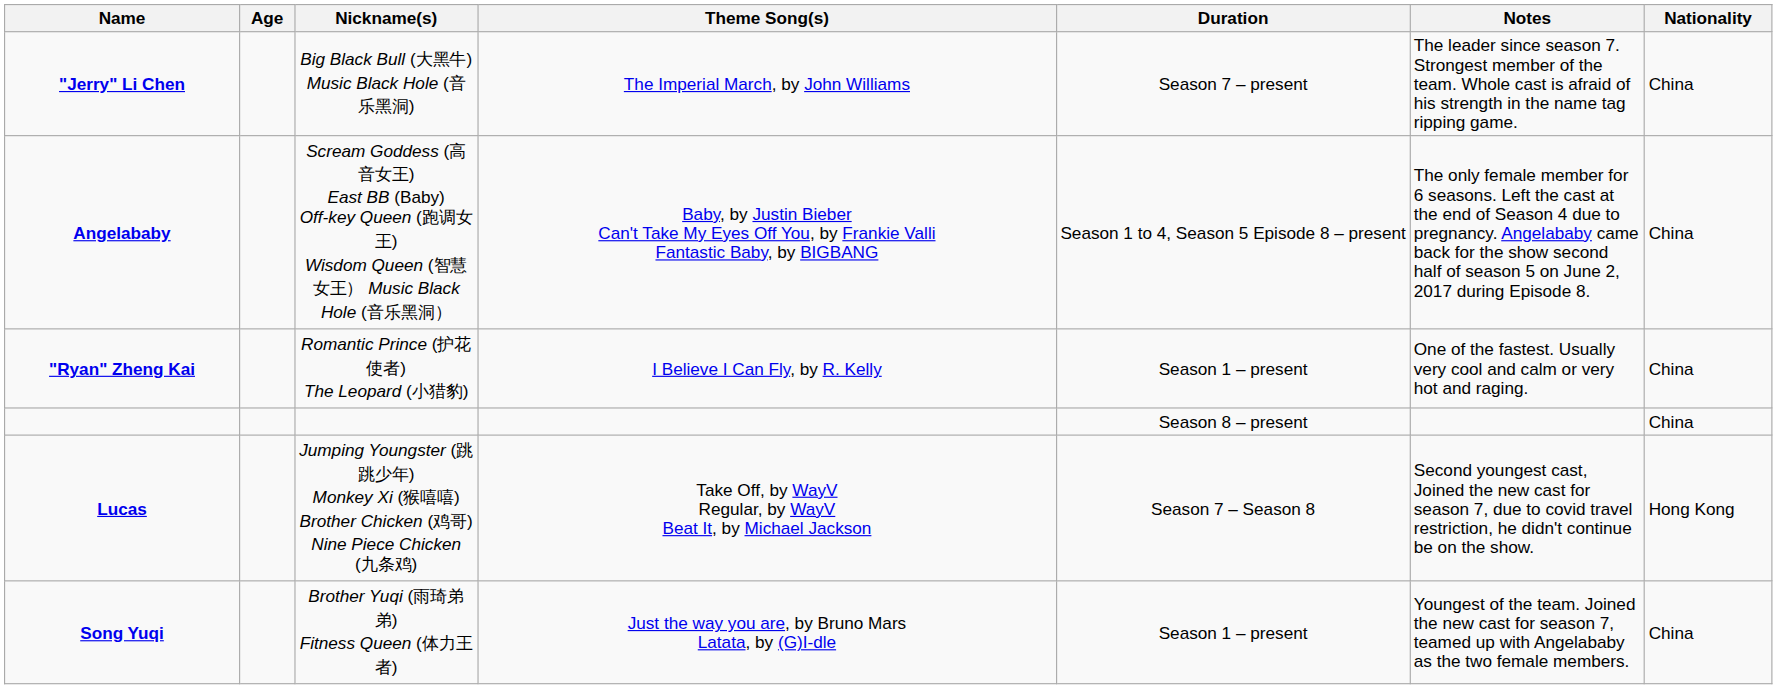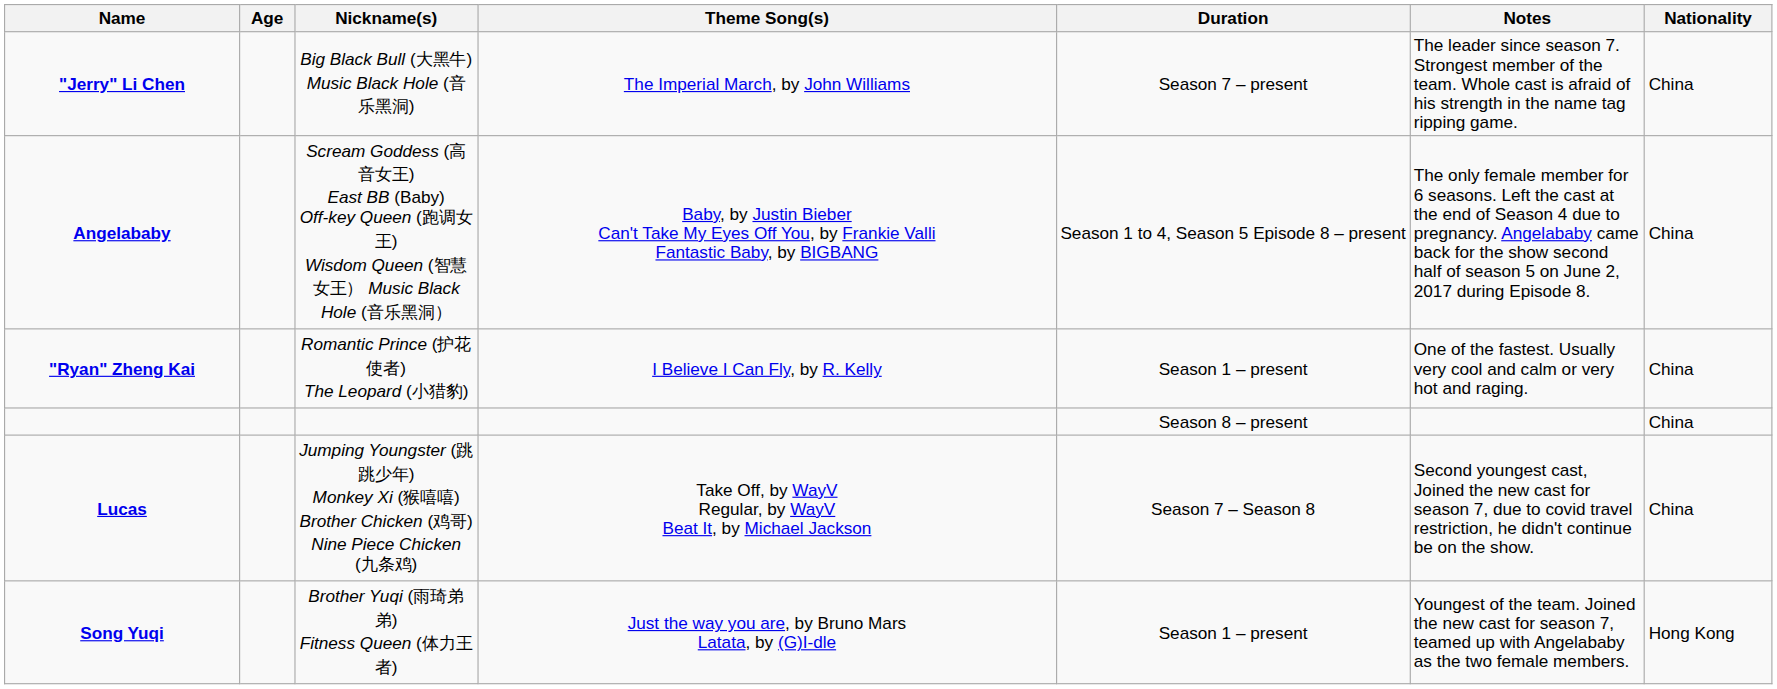(1692, 509) Hong Kong -> (1671, 509) China
(1671, 633) China -> (1692, 633) Hong Kong
